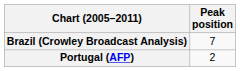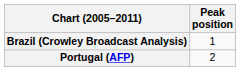(213, 41) 7 -> (213, 41) 1
